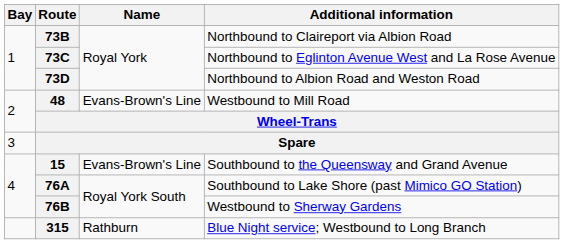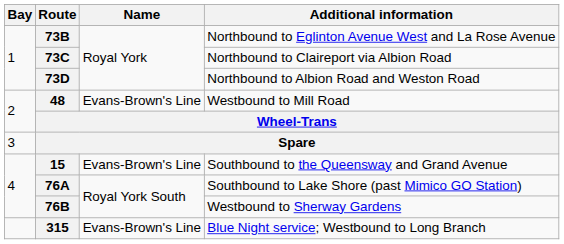(329, 36) Northbound to Claireport via Albion Road -> (381, 36) Northbound to Eglinton Avenue West and La Rose Avenue
(381, 57) Northbound to Eglinton Avenue West and La Rose Avenue -> (329, 57) Northbound to Claireport via Albion Road
(110, 228) Rathburn -> (142, 228) Evans-Brown's Line
